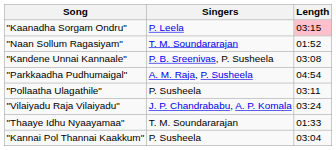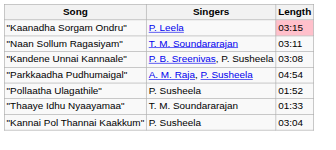(309, 43) 01:52 -> (290, 43) 03:11
(308, 91) 03:11 -> (291, 91) 01:52
- row: (63, 106)
